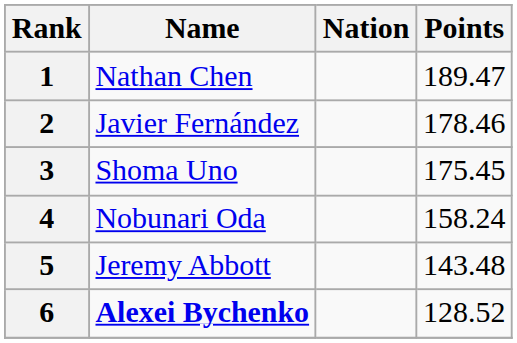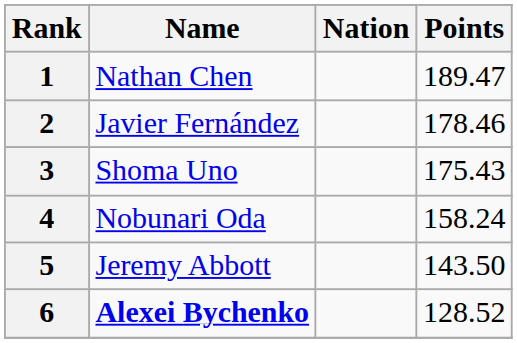(464, 170) 175.45 -> (464, 170) 175.43
(464, 265) 143.48 -> (464, 265) 143.50
